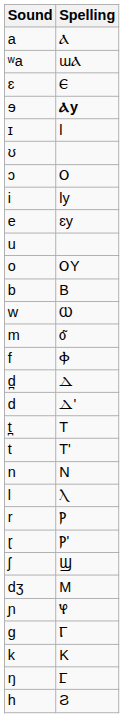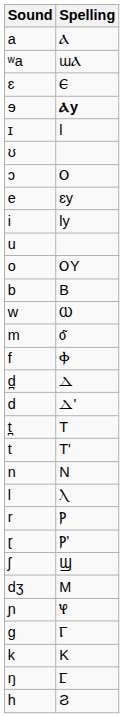rows swapped: (12, 221) <-> (9, 198)
